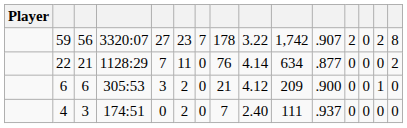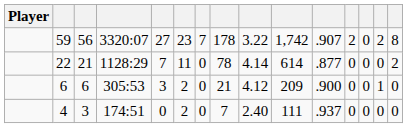(224, 63) 76 -> (224, 63) 78
(292, 63) 634 -> (292, 63) 614
